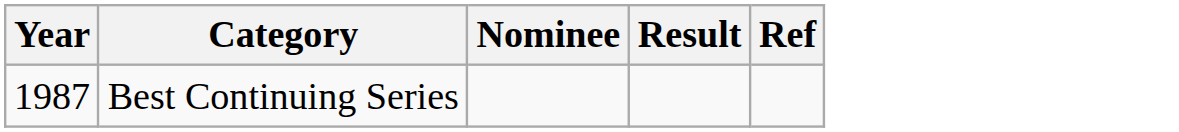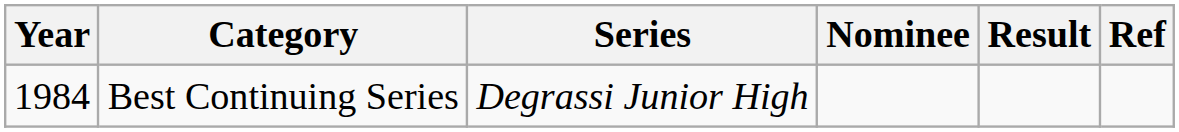+ column: (643, 34)
(52, 95) 1987 -> (52, 95) 1984
